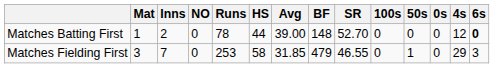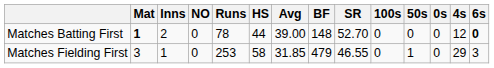(137, 33) normal -> (137, 33) bold
(164, 53) 7 -> (164, 53) 1
